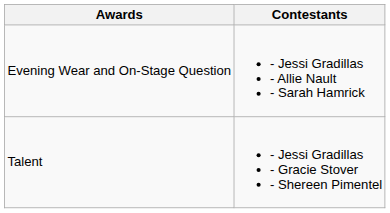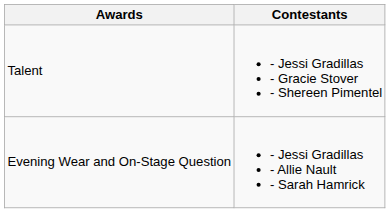rows swapped: (119, 70) <-> (25, 162)
